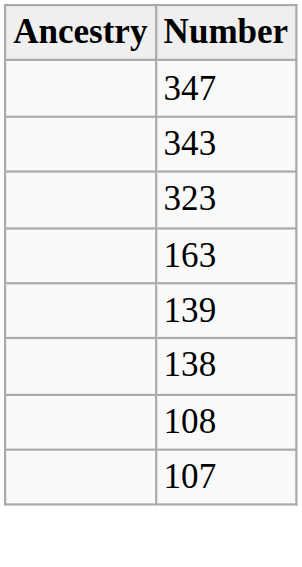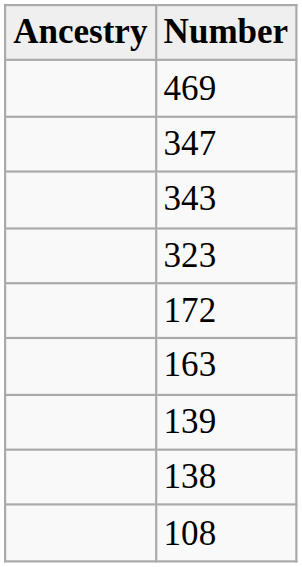+ row: (190, 87)
+ row: (190, 310)
- row: (190, 476)
